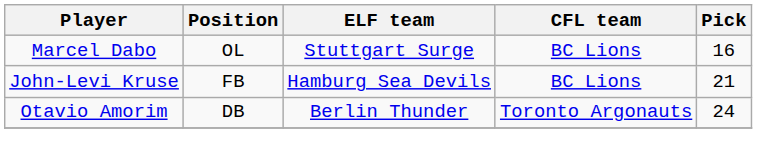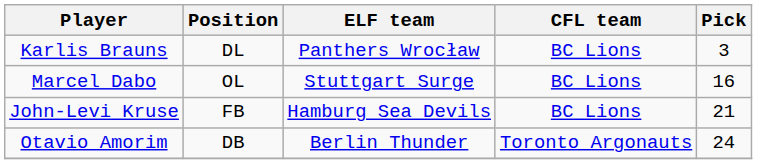+ row: (94, 51)
